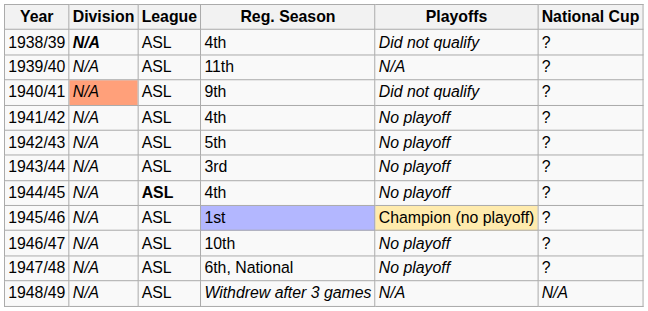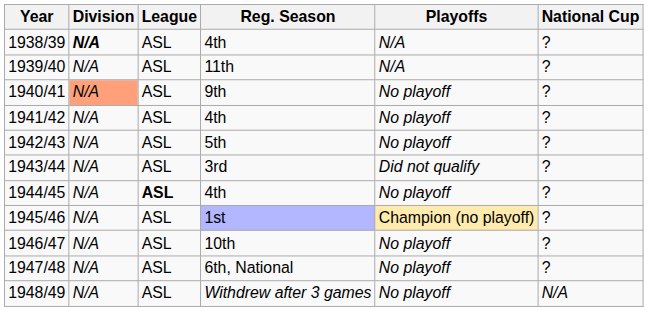(429, 42) Did not qualify -> (392, 42) N/A
(429, 92) Did not qualify -> (414, 92) No playoff
(414, 167) No playoff -> (429, 167) Did not qualify
(392, 293) N/A -> (414, 293) No playoff
